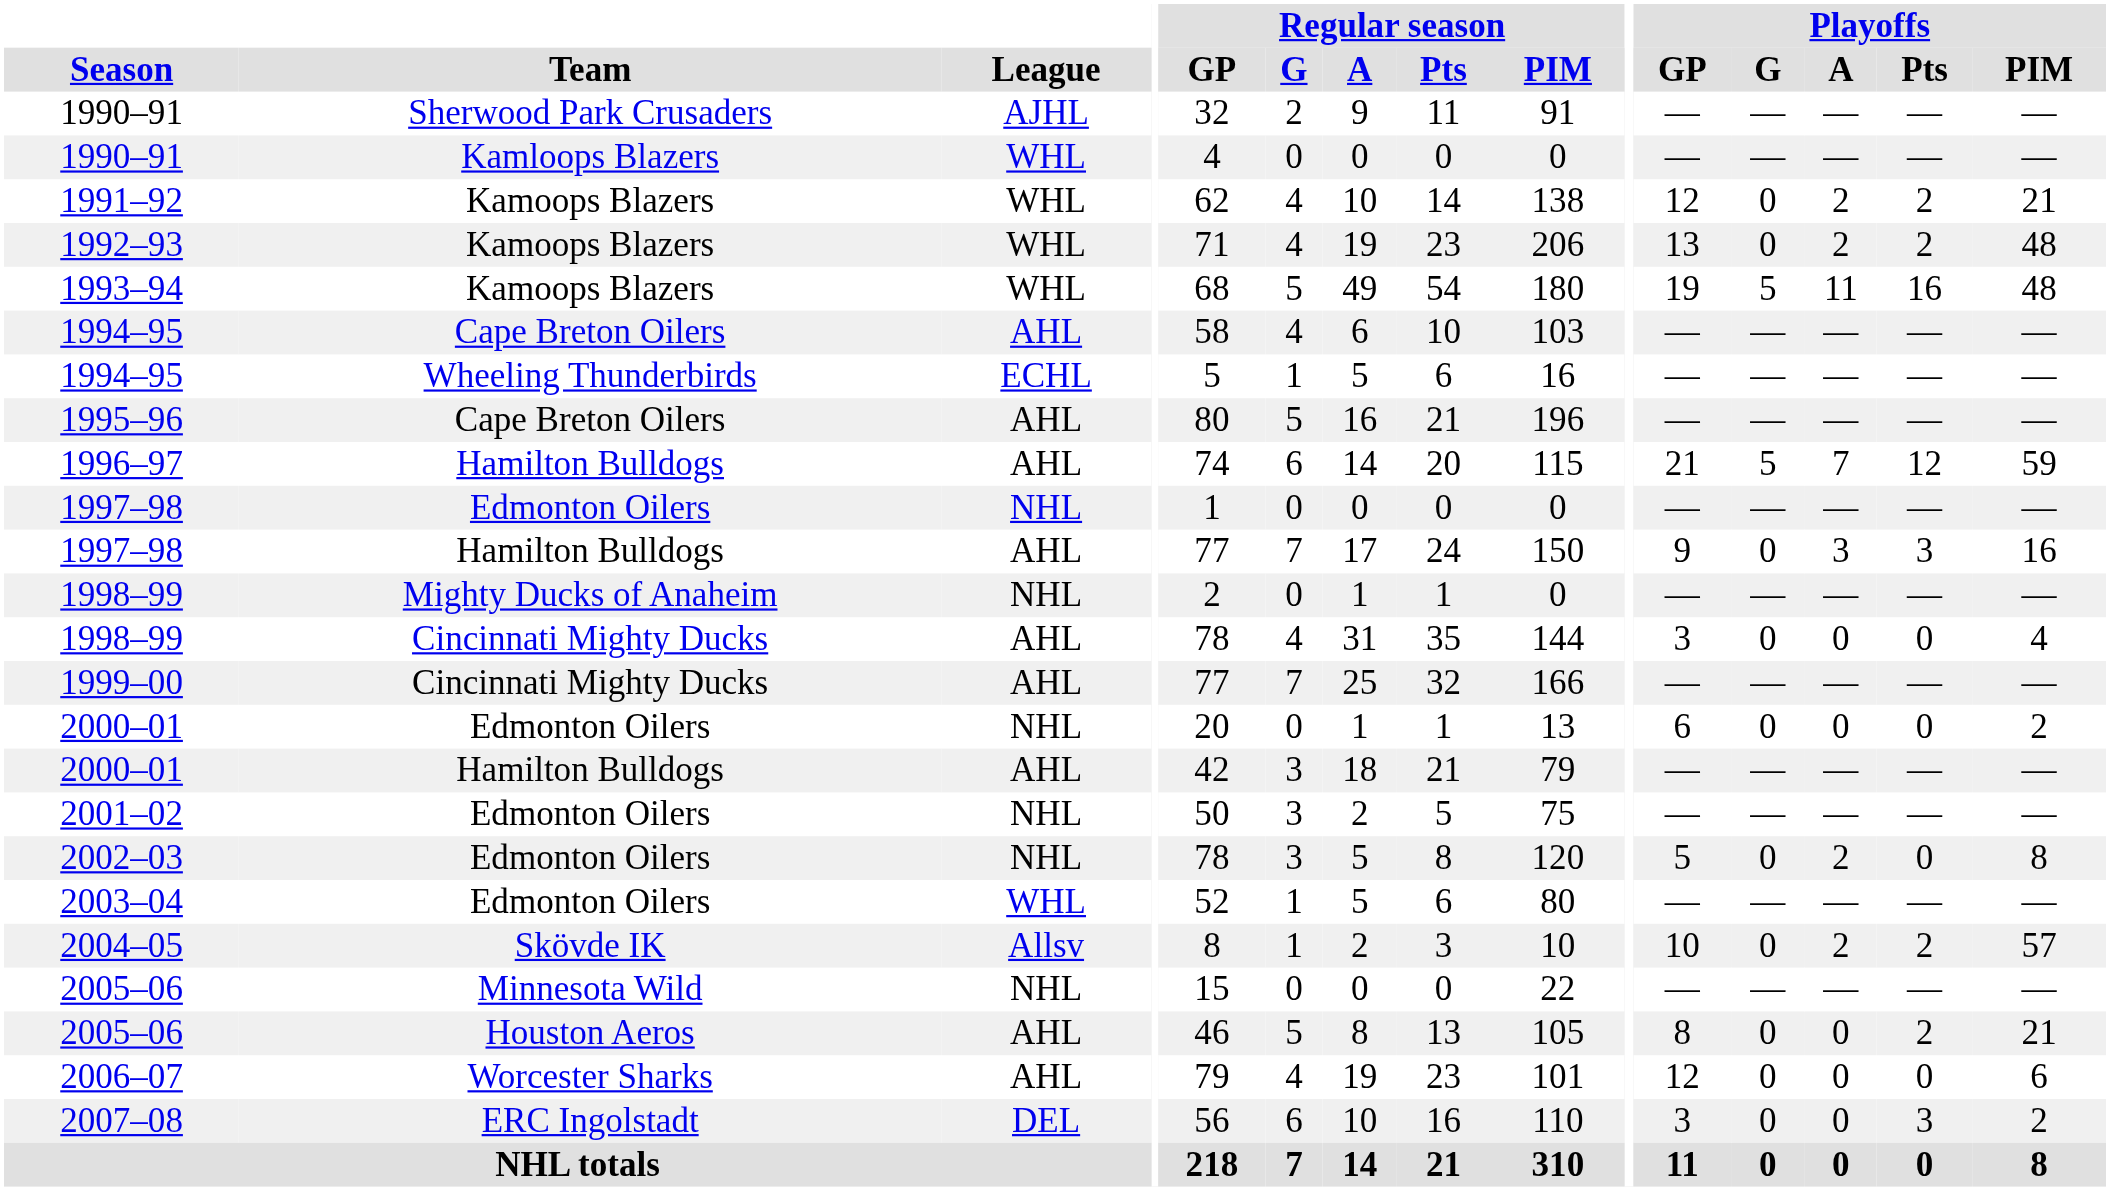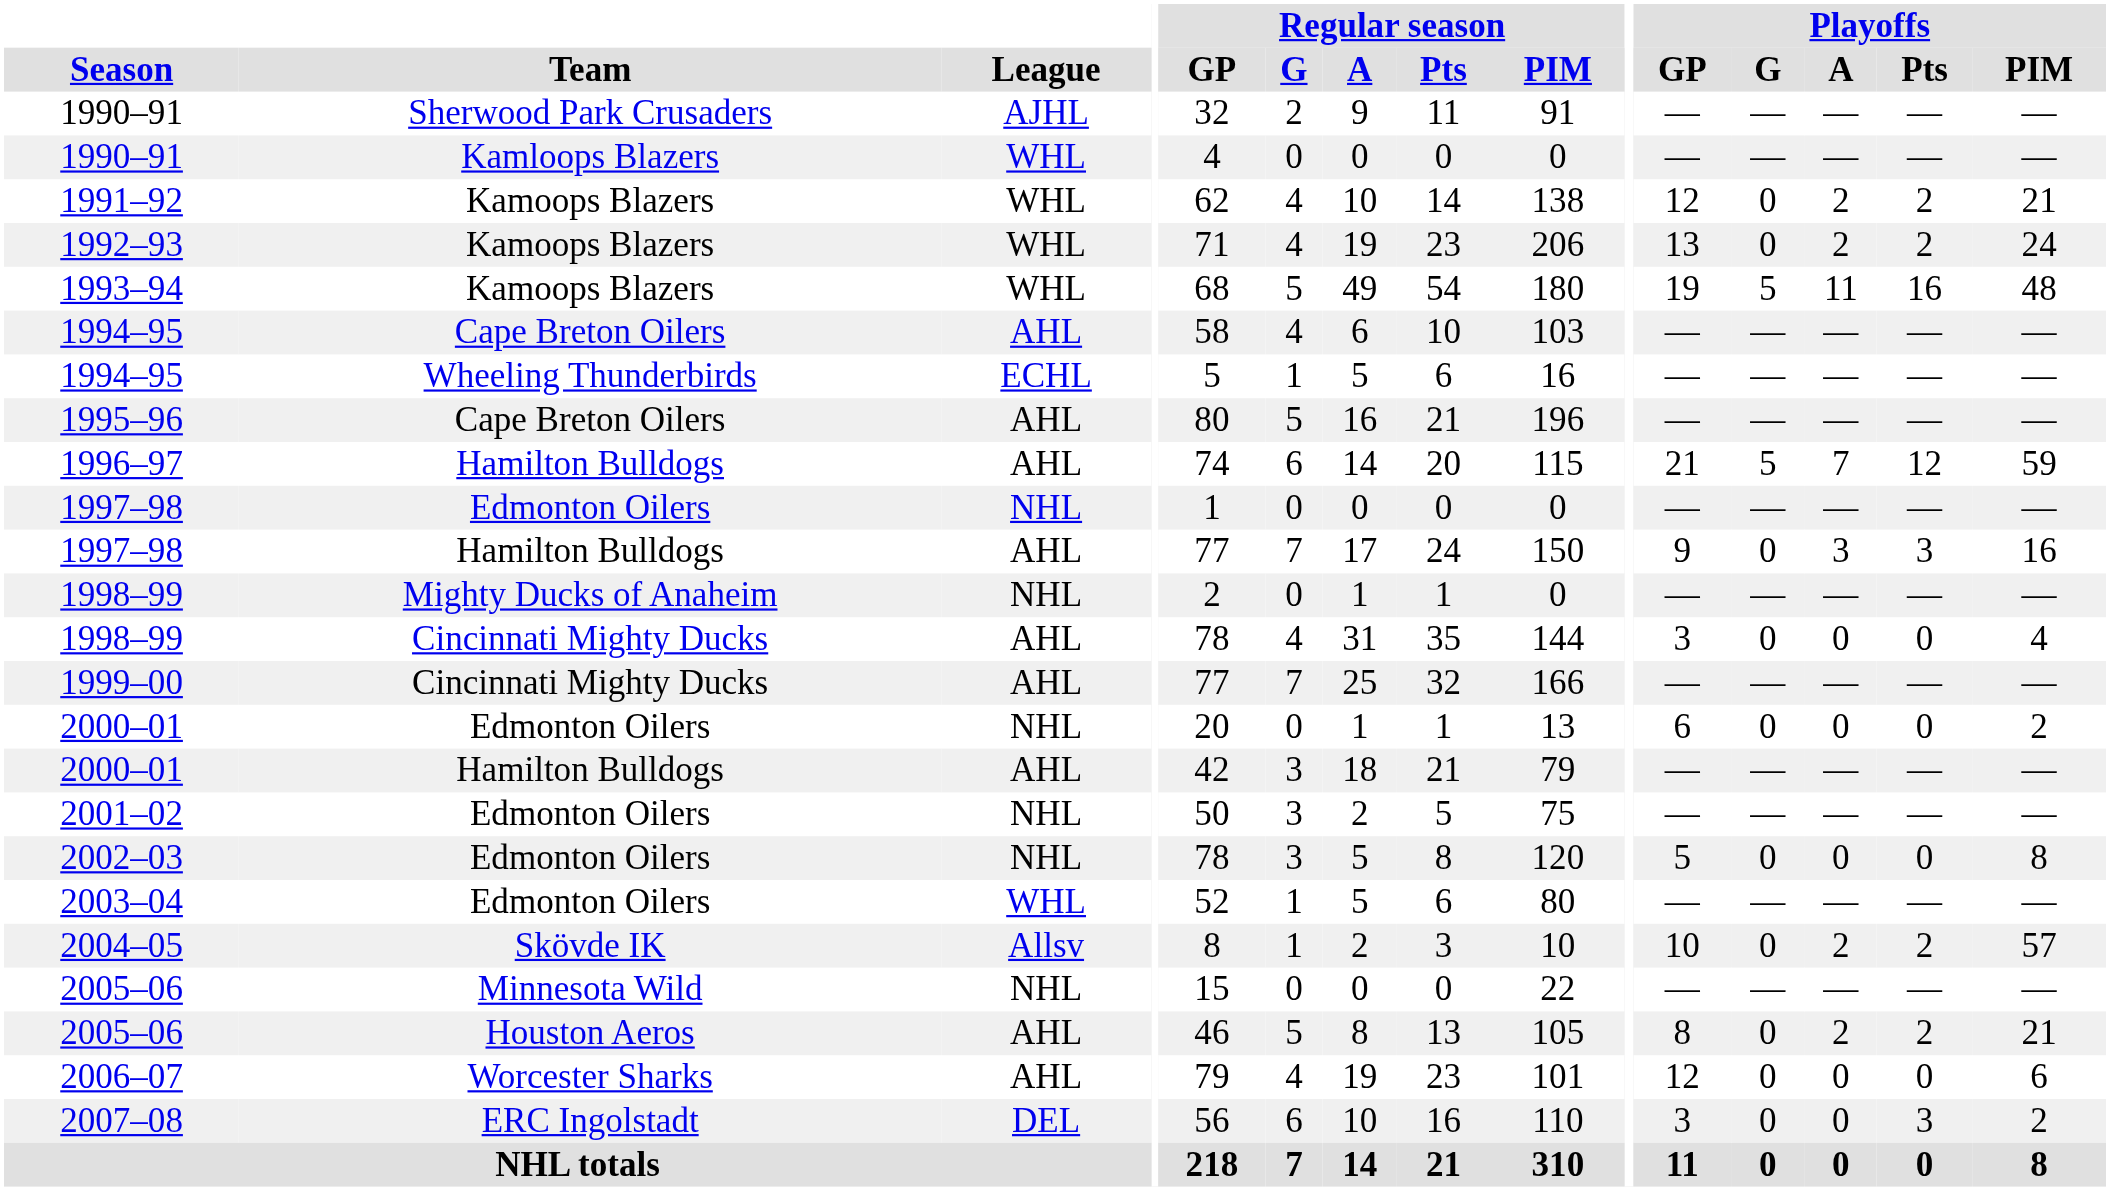(2039, 244) 48 -> (2039, 244) 24
(1841, 857) 2 -> (1841, 857) 0
(1841, 1032) 0 -> (1841, 1032) 2
